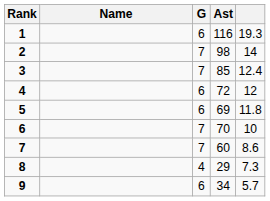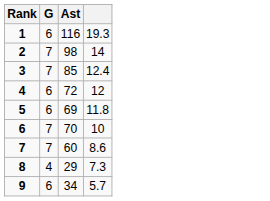- column: (116, 14)
